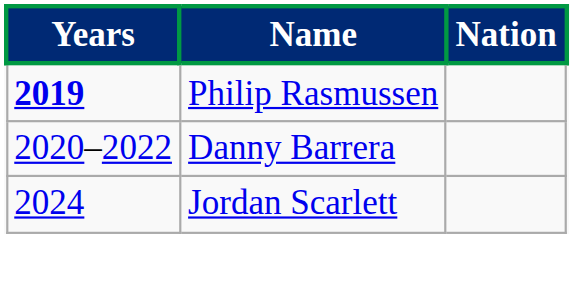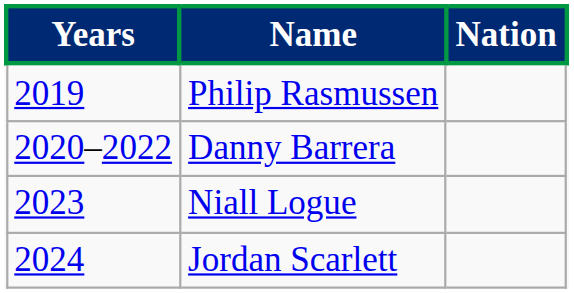(49, 92) bold -> (49, 92) normal
+ row: (272, 203)
